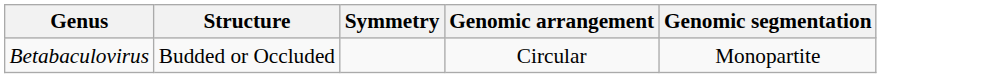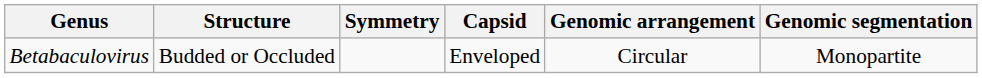+ column: (495, 21)
